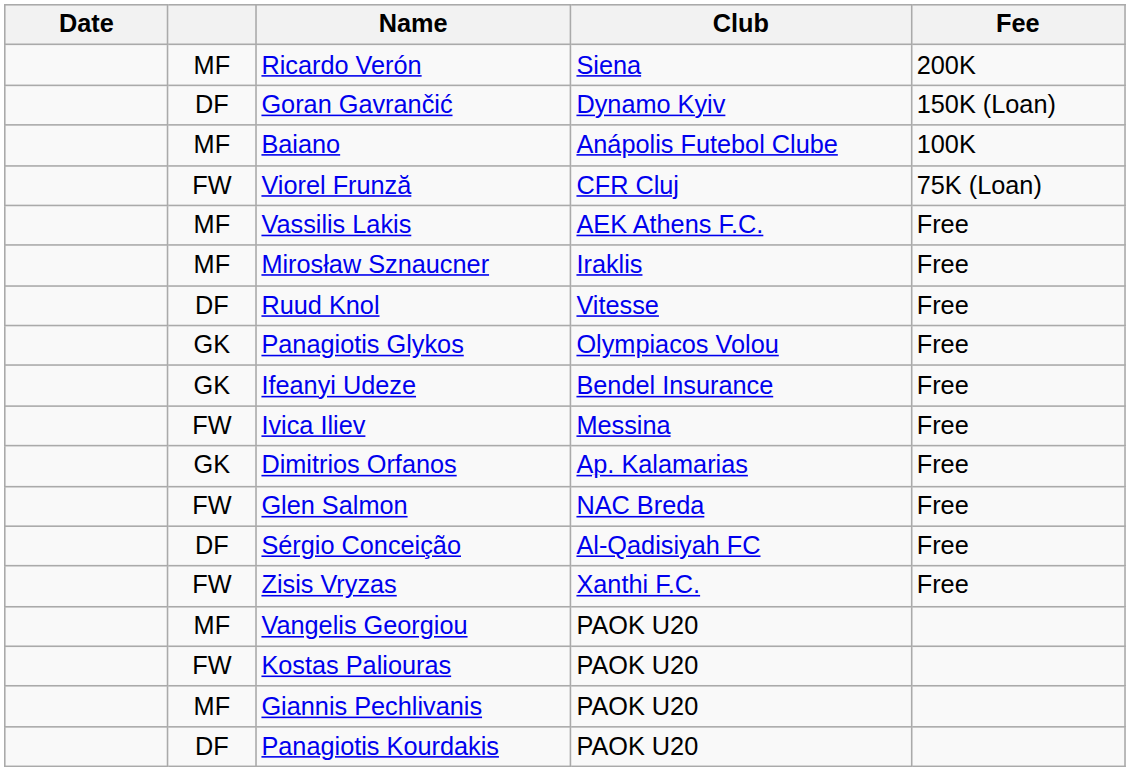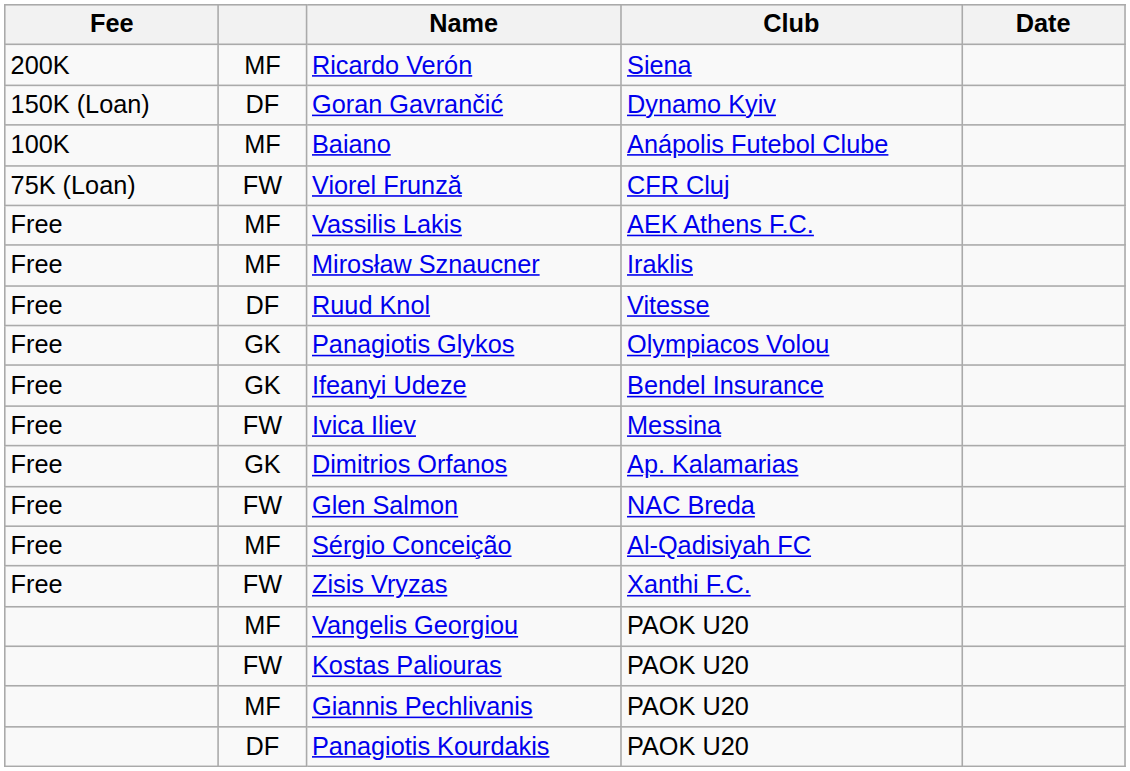columns swapped: (86, 24) <-> (1018, 24)
(212, 545) DF -> (262, 545) MF
